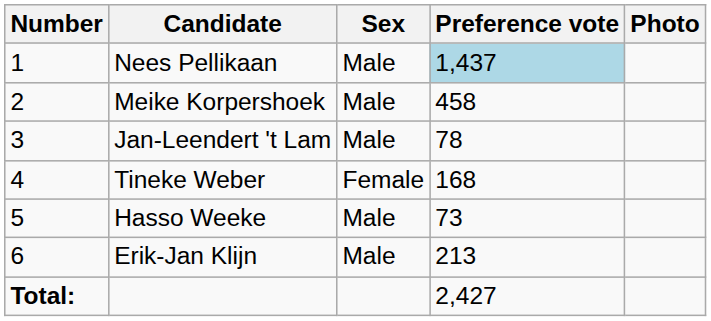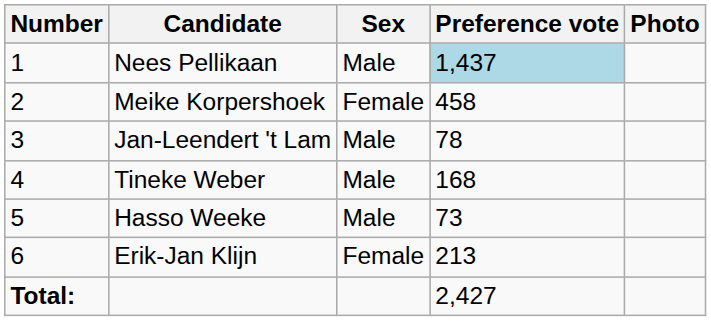(369, 101) Male -> (383, 101) Female
(383, 179) Female -> (369, 179) Male
(369, 256) Male -> (383, 256) Female
